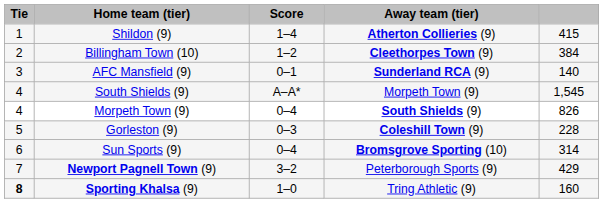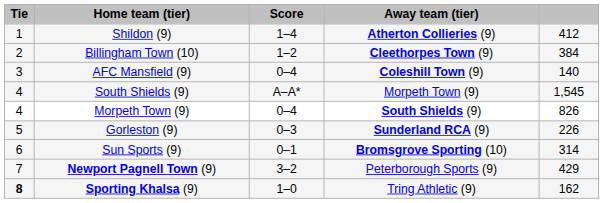(569, 34) 415 -> (569, 34) 412
(287, 72) 0–1 -> (287, 72) 0–4
(431, 72) Sunderland RCA (9) -> (431, 72) Coleshill Town (9)
(431, 131) Coleshill Town (9) -> (431, 131) Sunderland RCA (9)
(569, 131) 228 -> (569, 131) 226
(287, 150) 0–4 -> (287, 150) 0–1
(569, 189) 160 -> (569, 189) 162
